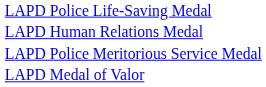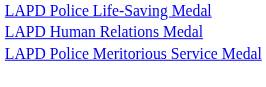- row: (75, 75)
